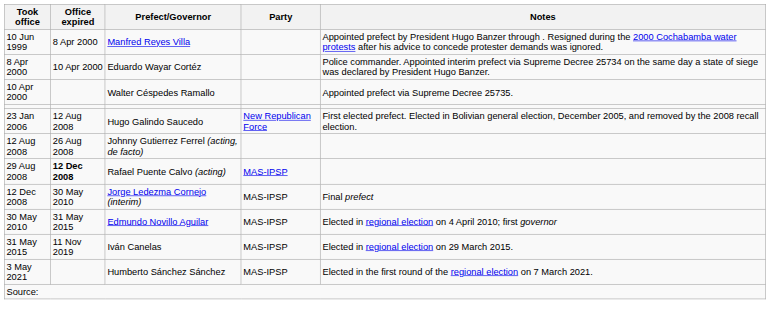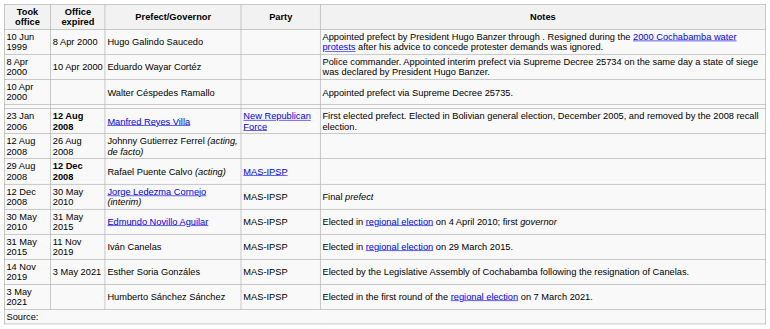(149, 42) Manfred Reyes Villa -> (155, 42) Hugo Galindo Saucedo
(67, 122) normal -> (68, 122) bold
(155, 122) Hugo Galindo Saucedo -> (149, 122) Manfred Reyes Villa
+ row: (21, 272)
